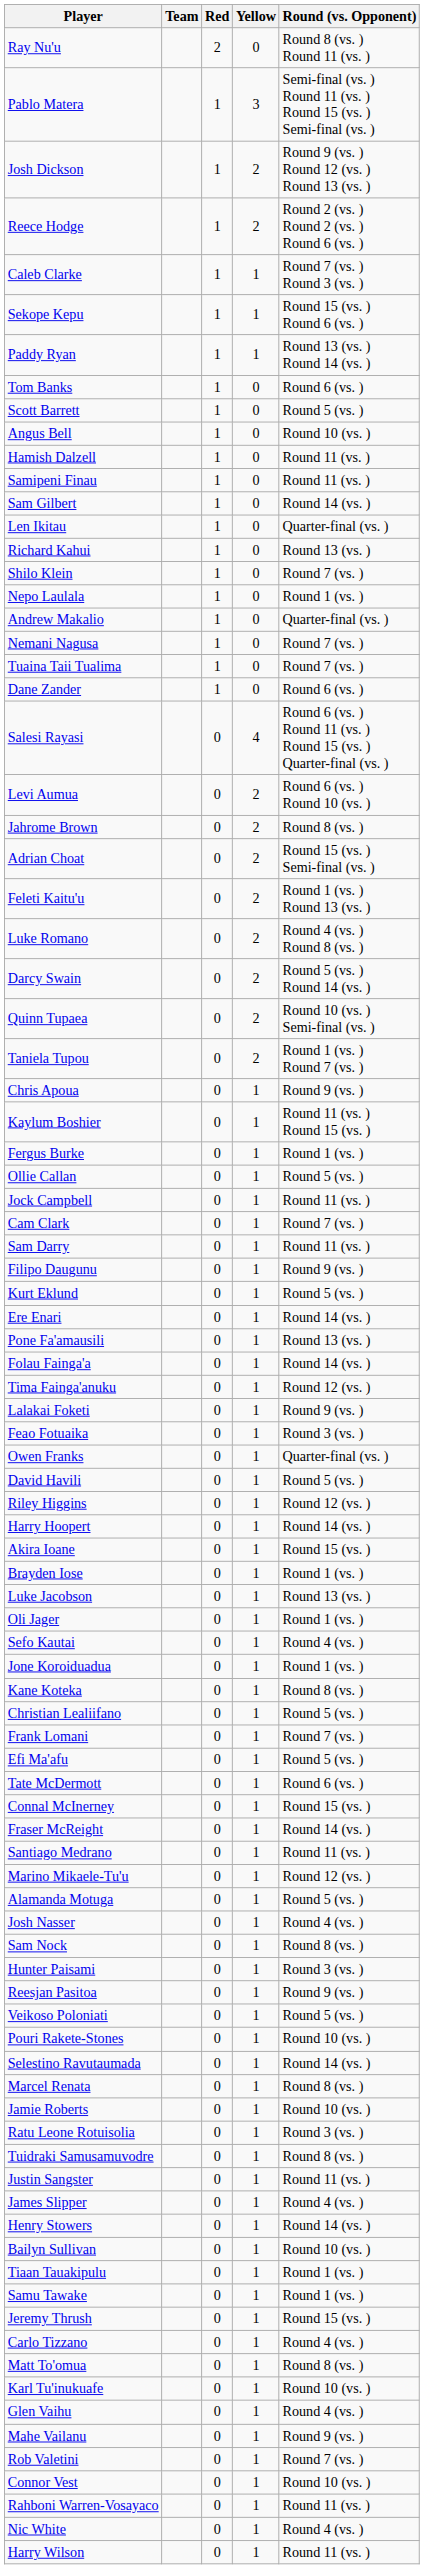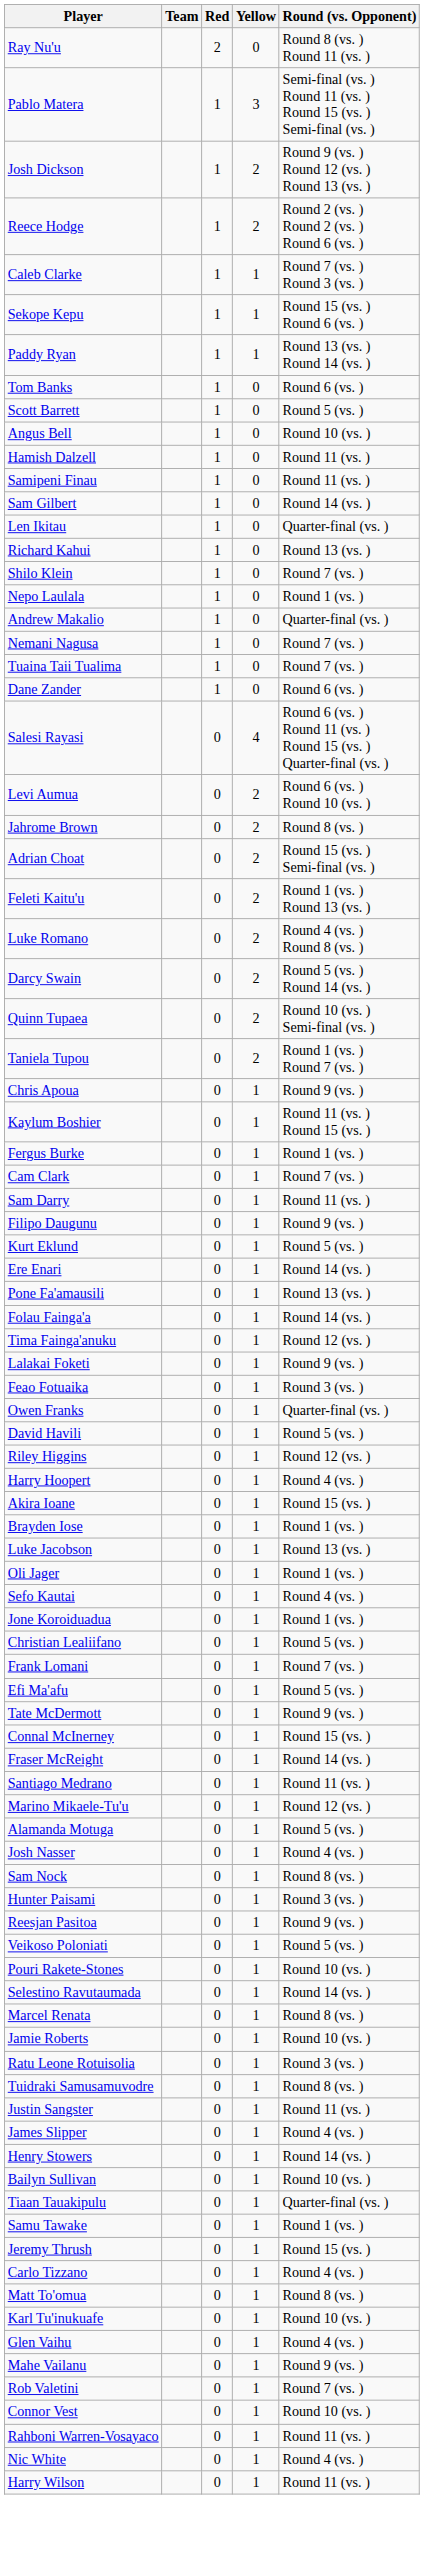- row: (42, 1177)
- row: (50, 1200)
(326, 1526) Round 14 (vs. ) -> (323, 1480) Round 4 (vs. )
- row: (45, 1689)
(323, 1783) Round 6 (vs. ) -> (323, 1713) Round 9 (vs. )
(323, 2272) Round 1 (vs. ) -> (336, 2202) Quarter-final (vs. )
